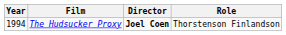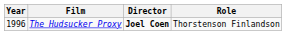(16, 24) 1994 -> (16, 24) 1996
